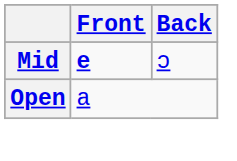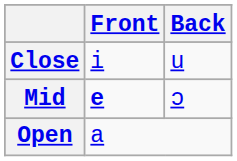+ row: (45, 61)
